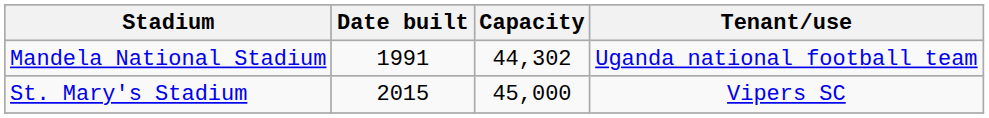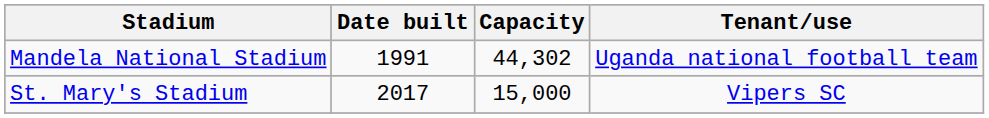(403, 94) 2015 -> (403, 94) 2017
(532, 94) 45,000 -> (532, 94) 15,000
